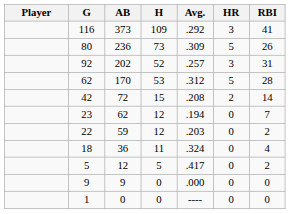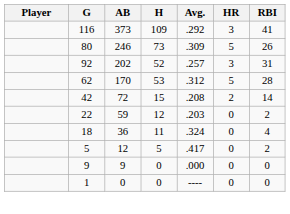(123, 47) 236 -> (123, 47) 246
- row: (87, 115)
